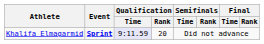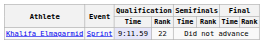(100, 33) bold -> (100, 33) normal
(163, 33) 20 -> (163, 33) 22
